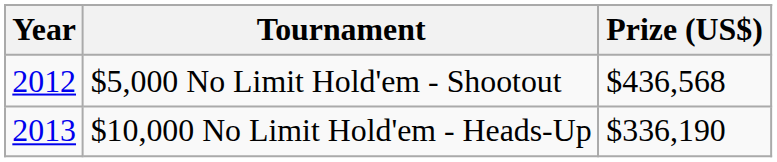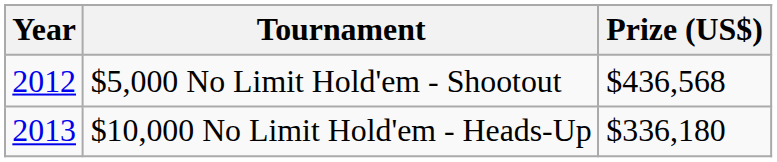(666, 130) $336,190 -> (666, 130) $336,180
